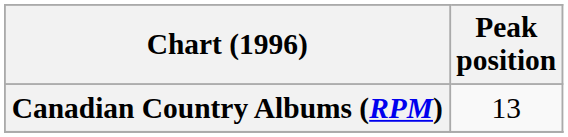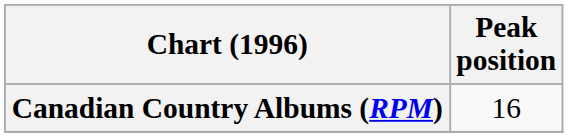(506, 107) 13 -> (506, 107) 16
